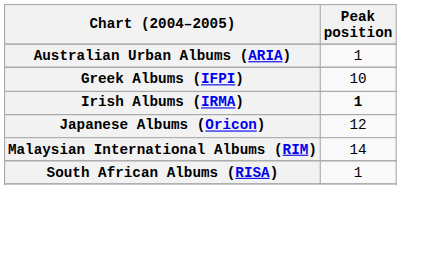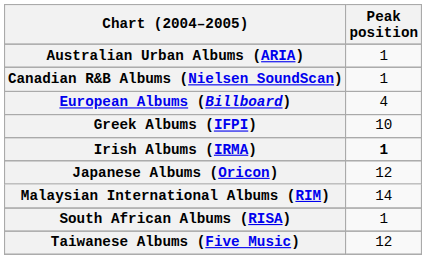+ row: (175, 79)
+ row: (175, 103)
+ row: (175, 242)
